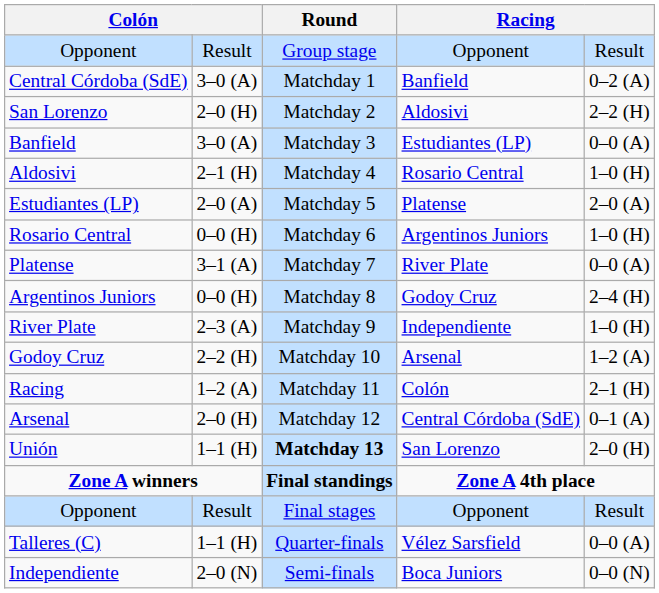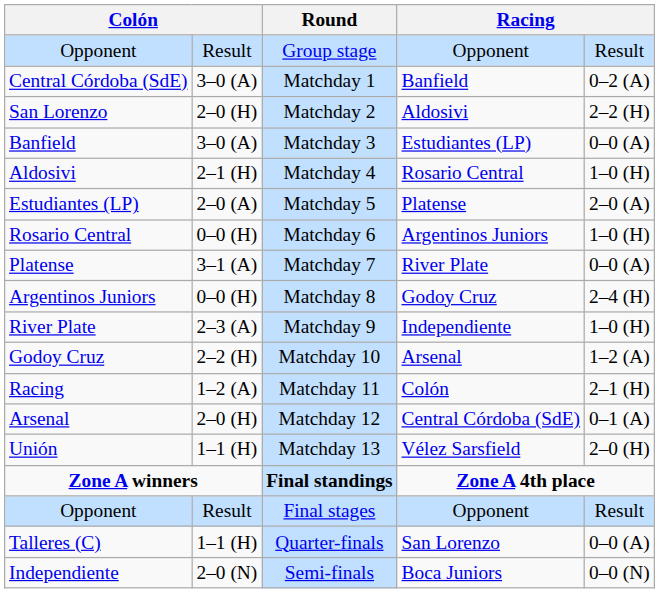(329, 449) bold -> (329, 449) normal
(451, 449) San Lorenzo -> (461, 449) Vélez Sarsfield
(461, 541) Vélez Sarsfield -> (451, 541) San Lorenzo
